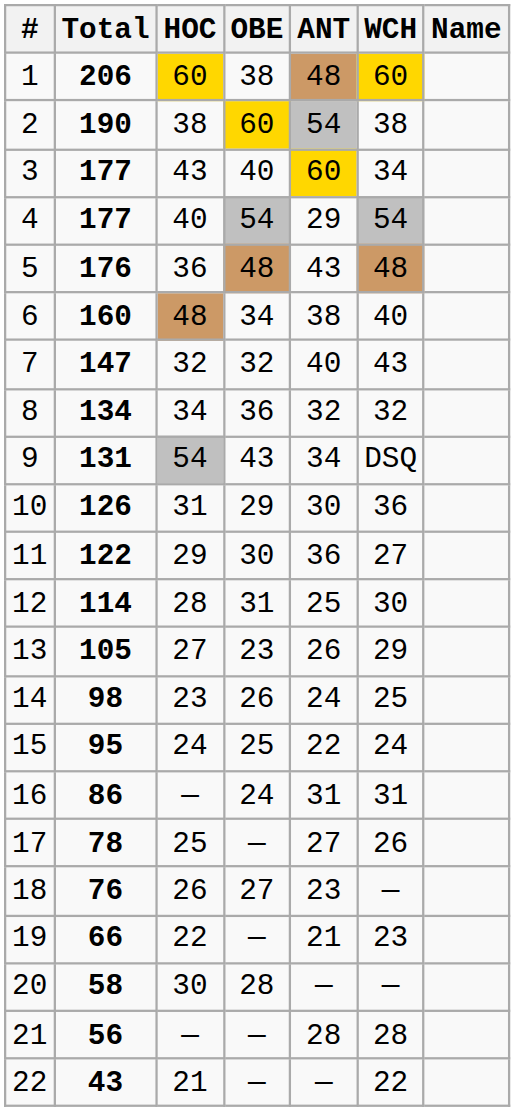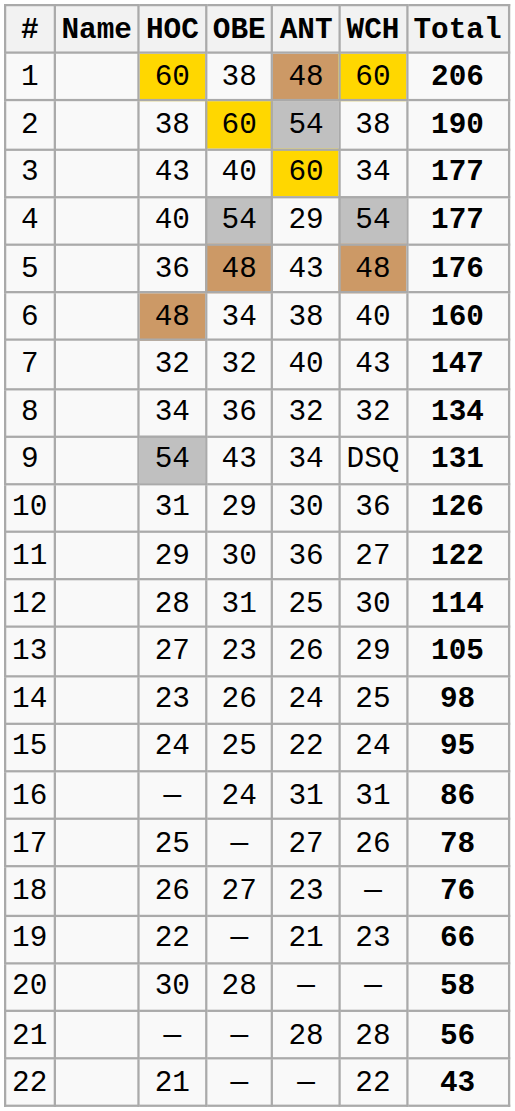columns swapped: (466, 29) <-> (105, 29)
